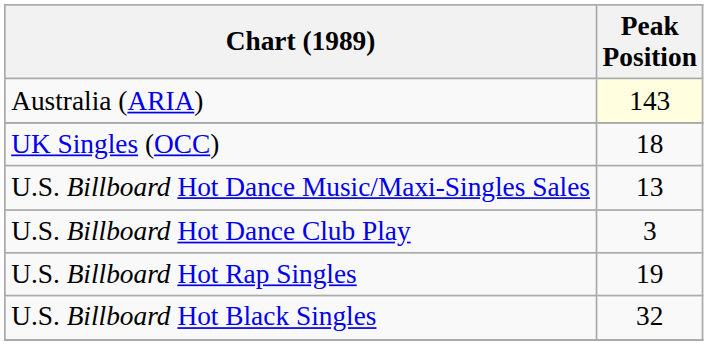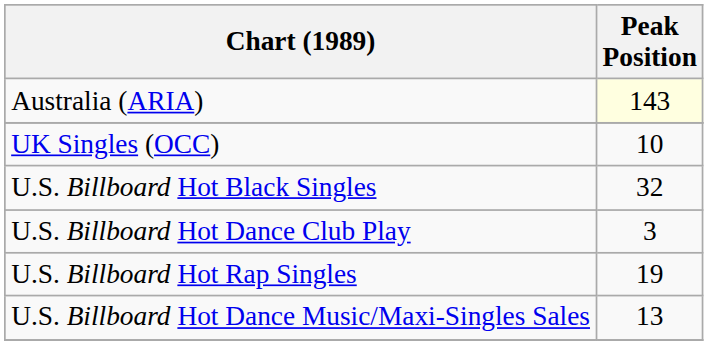(650, 143) 18 -> (650, 143) 10
rows swapped: (194, 317) <-> (301, 187)
